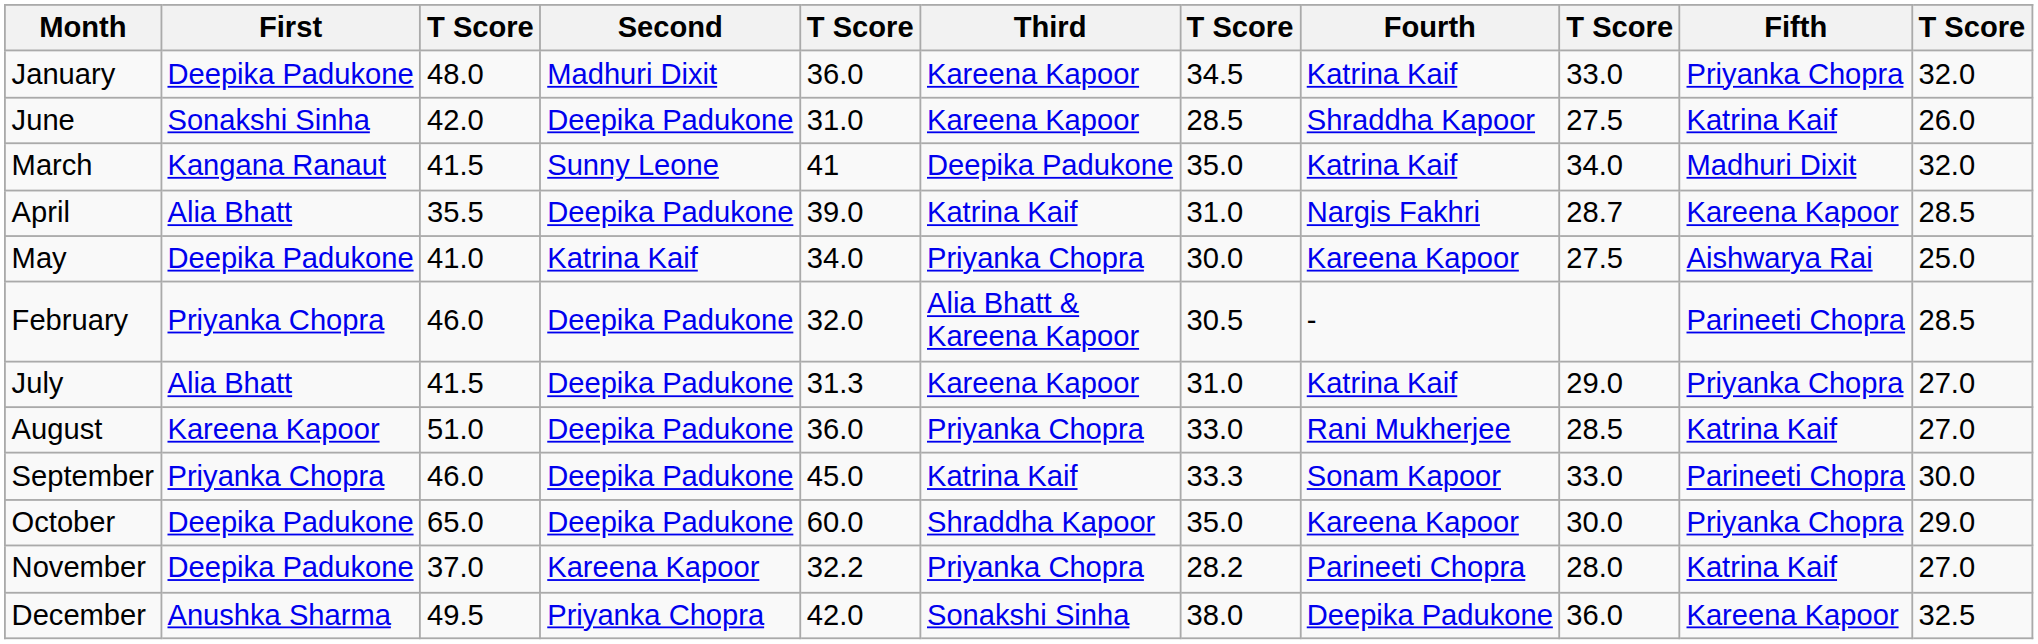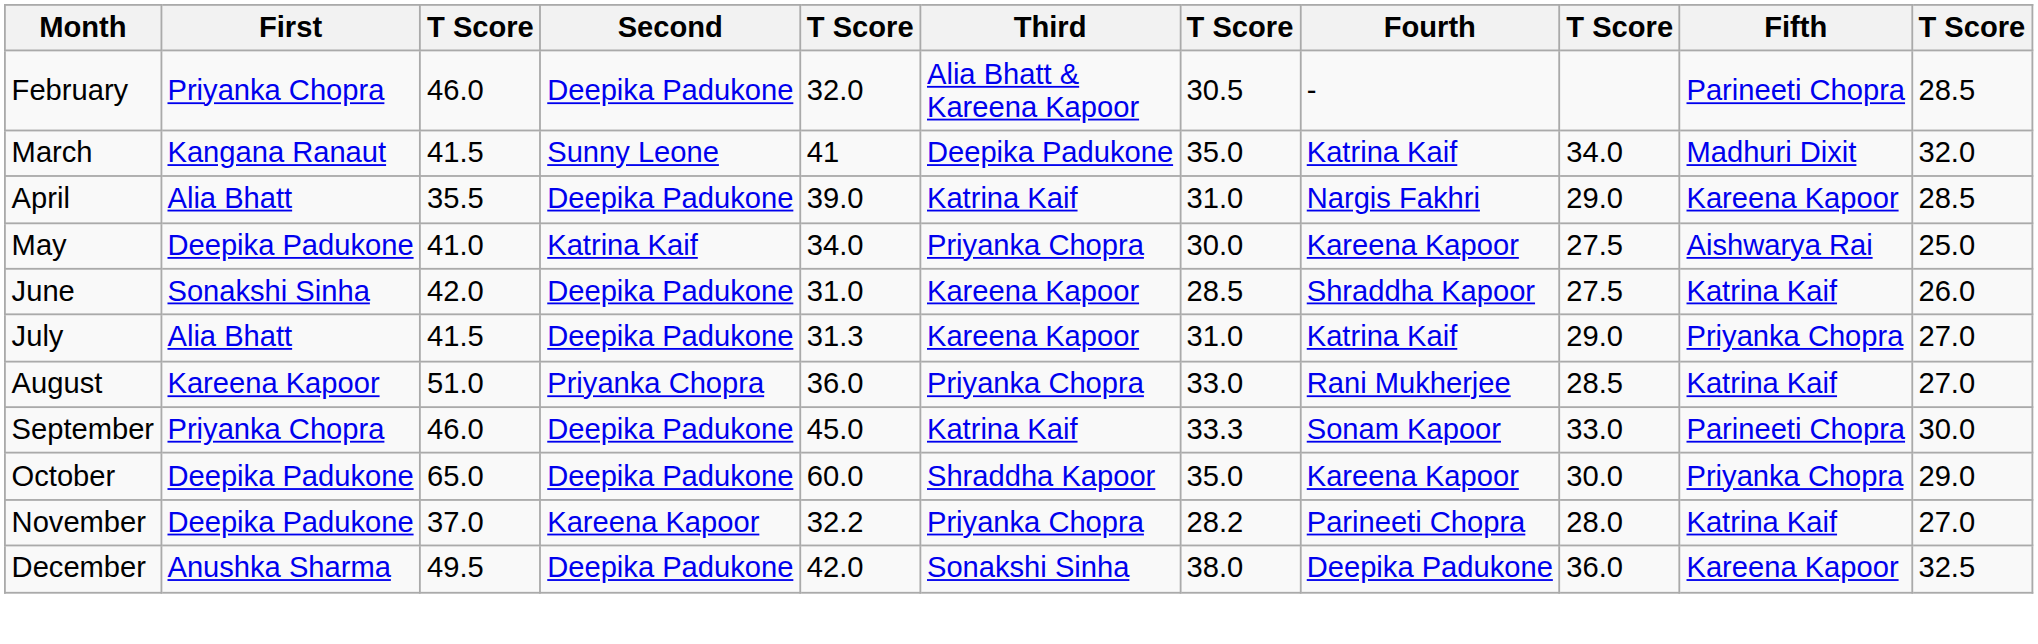- row: (63, 73)
rows swapped: (70, 321) <-> (43, 119)
(1595, 212) 28.7 -> (1595, 198) 29.0
(670, 429) Deepika Padukone -> (656, 383) Priyanka Chopra
(656, 614) Priyanka Chopra -> (670, 568) Deepika Padukone
